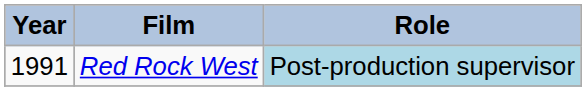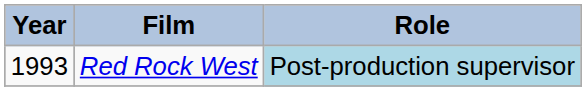(39, 66) 1991 -> (39, 66) 1993
